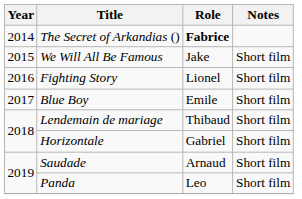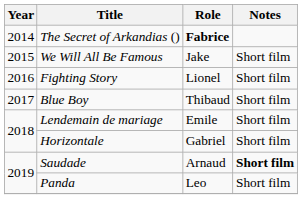(202, 99) Emile -> (208, 99) Thibaud
(208, 120) Thibaud -> (202, 120) Emile
(263, 162) normal -> (265, 162) bold
